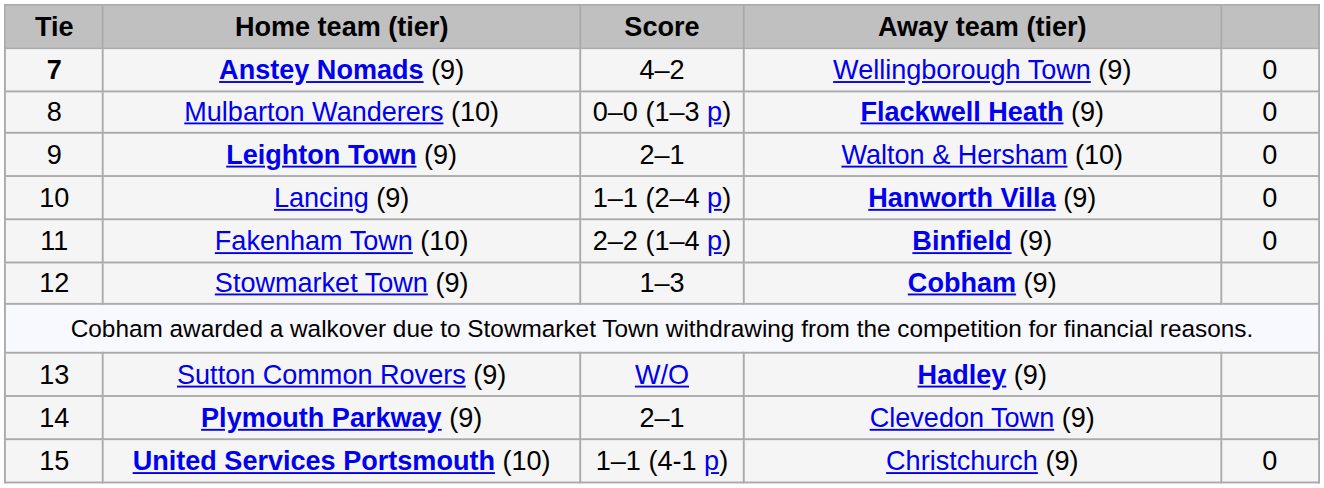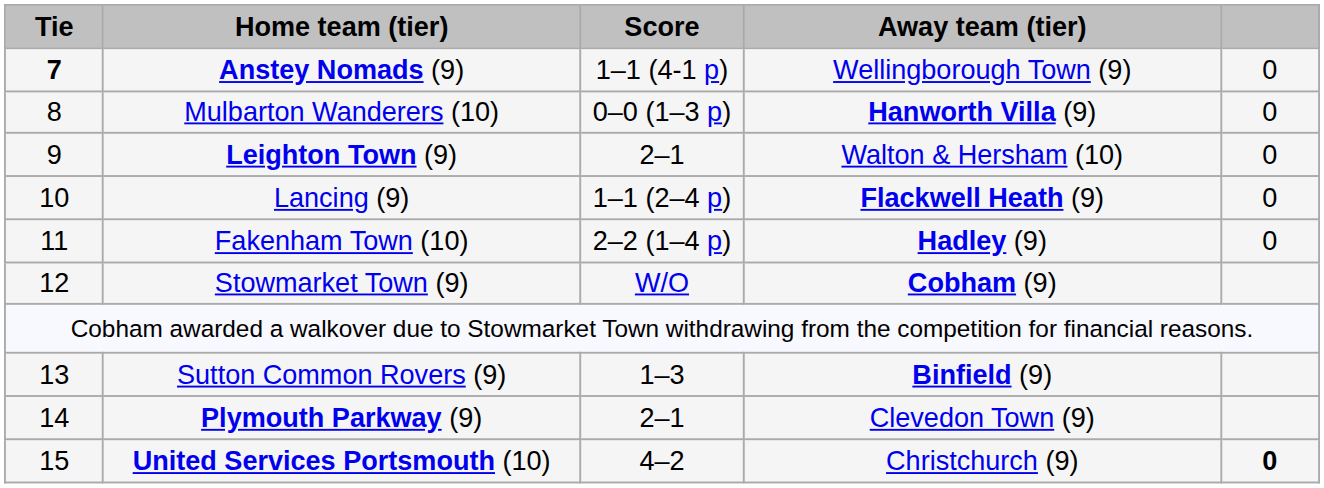(662, 69) 4–2 -> (662, 69) 1–1 (4-1 p)
(982, 112) Flackwell Heath (9) -> (982, 112) Hanworth Villa (9)
(982, 198) Hanworth Villa (9) -> (982, 198) Flackwell Heath (9)
(982, 241) Binfield (9) -> (982, 241) Hadley (9)
(662, 283) 1–3 -> (662, 283) W/O
(662, 375) W/O -> (662, 375) 1–3
(982, 375) Hadley (9) -> (982, 375) Binfield (9)
(662, 461) 1–1 (4-1 p) -> (662, 461) 4–2
(1270, 461) normal -> (1270, 461) bold
